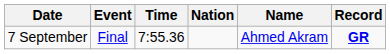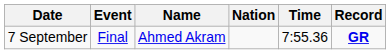columns swapped: (284, 15) <-> (161, 15)
